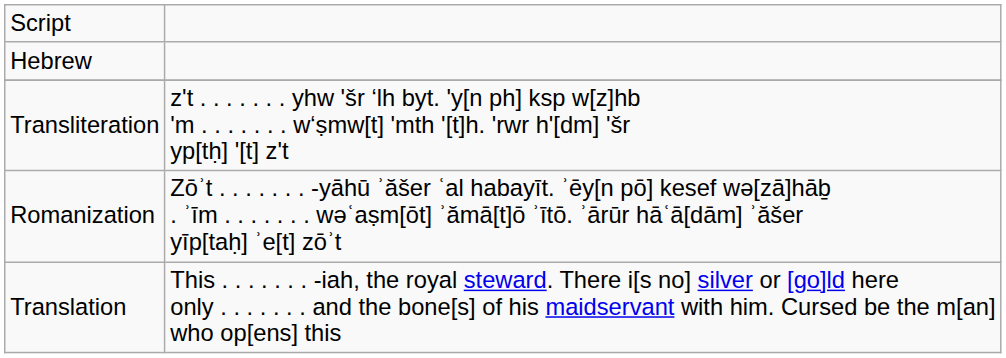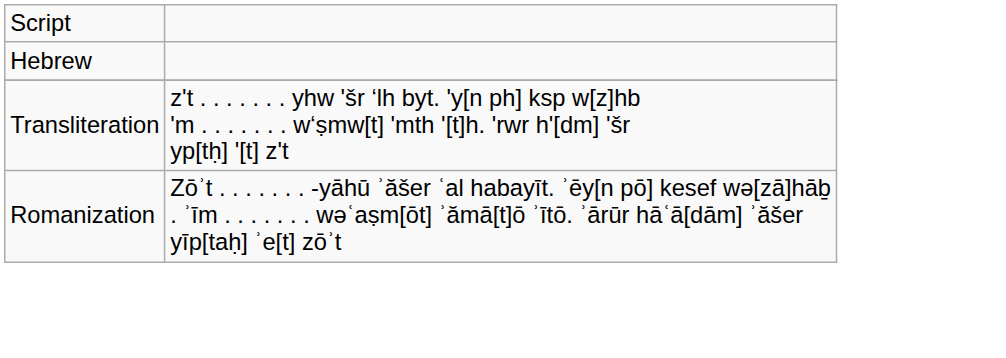- row: (68, 306)
